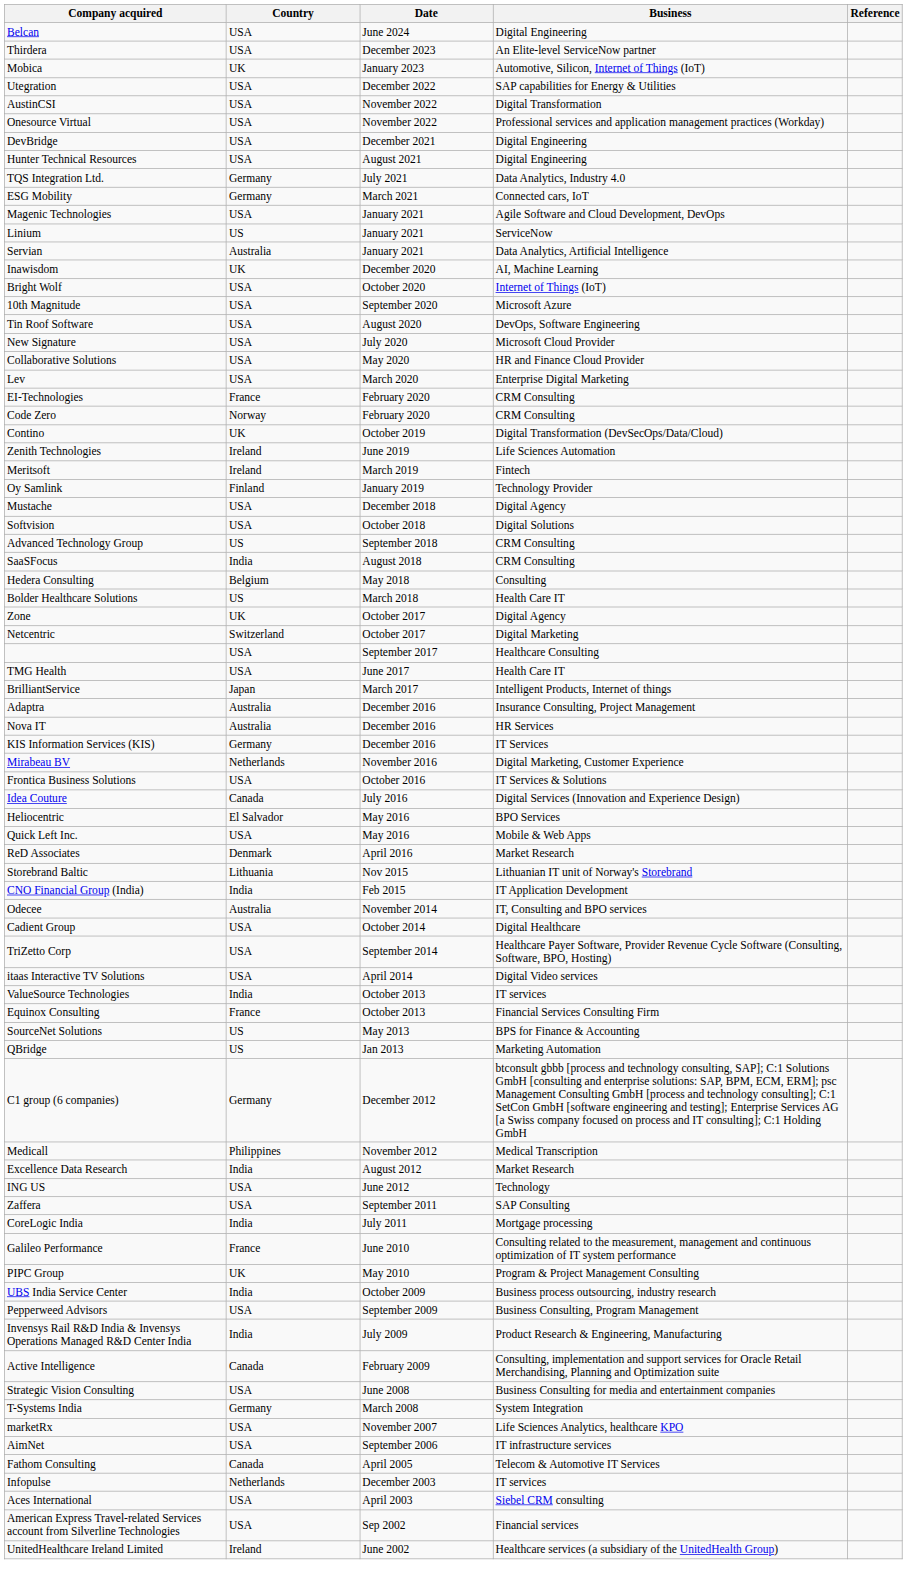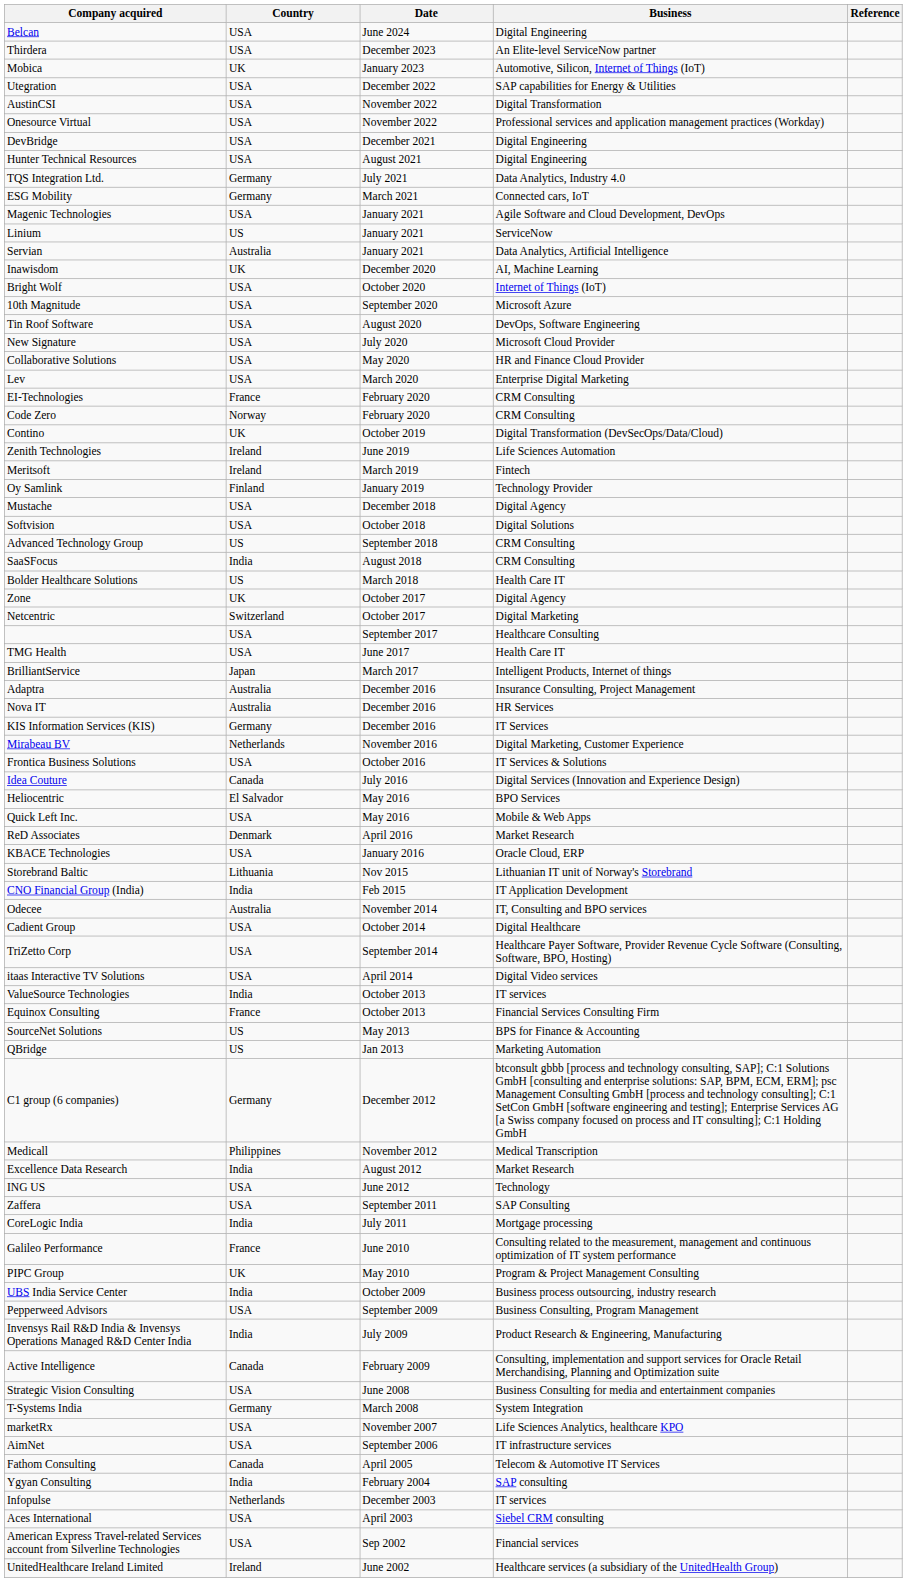- row: (50, 580)
+ row: (59, 854)
+ row: (49, 1482)
